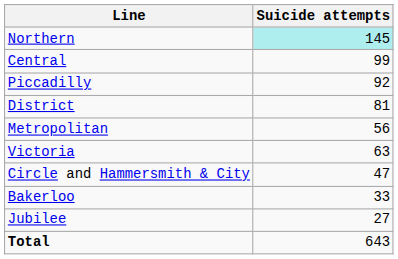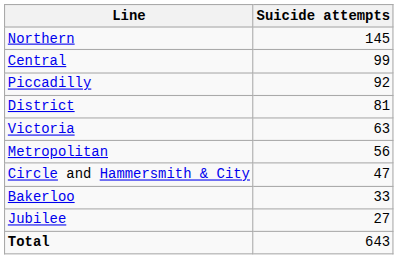(378, 39) paleturquoise background -> (378, 39) no background
rows swapped: (41, 152) <-> (58, 129)
